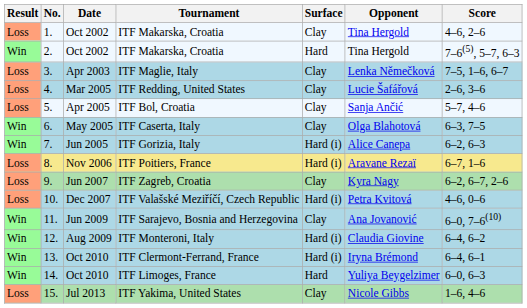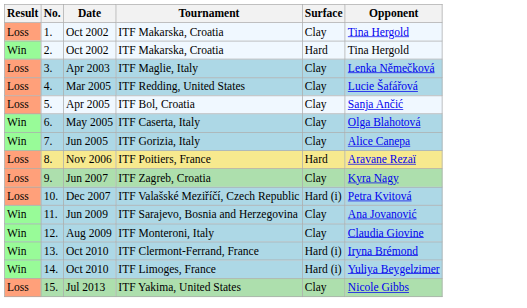- column: (482, 13)
(323, 144) Hard (i) -> (316, 141) Clay
(323, 162) Hard (i) -> (316, 159) Hard
(323, 239) Hard (i) -> (316, 232) Clay
(316, 275) Hard -> (323, 269) Hard (i)
